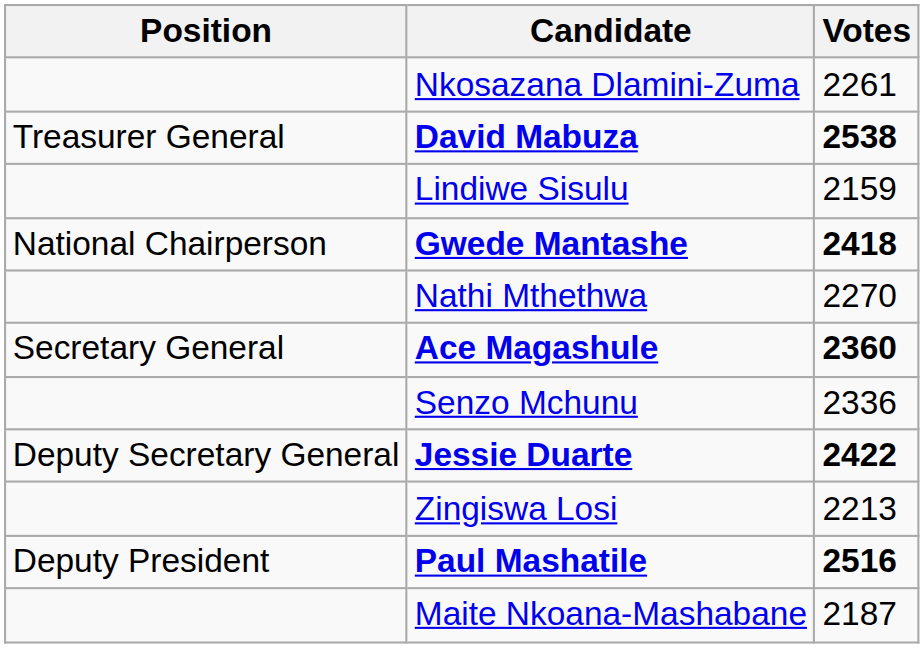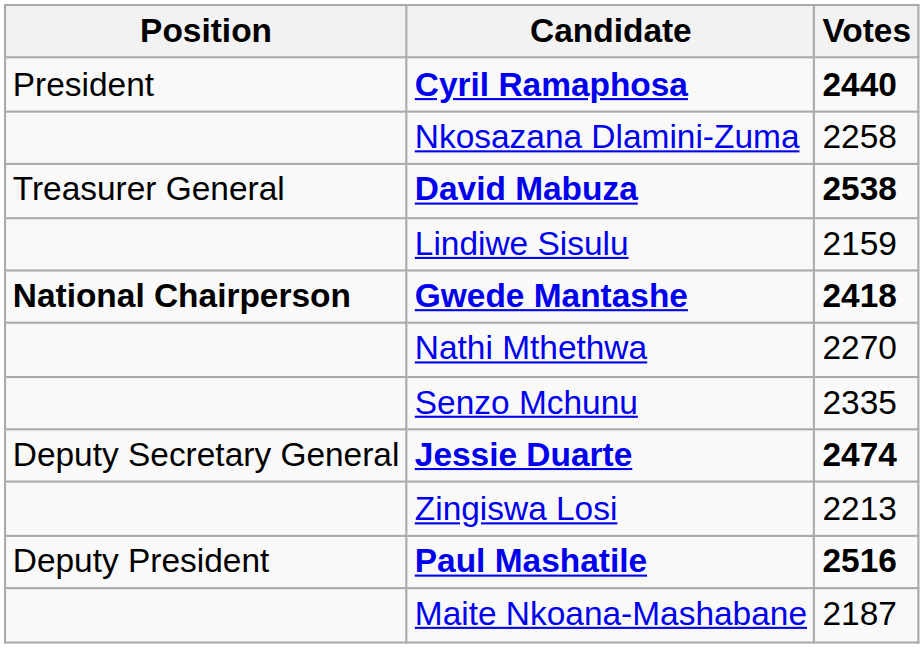+ row: (551, 84)
(860, 84) 2261 -> (860, 137) 2258
(170, 243) normal -> (182, 296) bold
- row: (537, 349)
(860, 402) 2336 -> (860, 402) 2335
(860, 455) 2422 -> (860, 455) 2474
